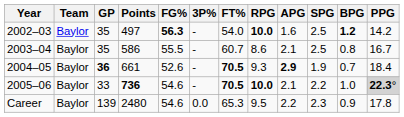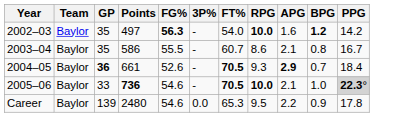- column: (322, 13)
